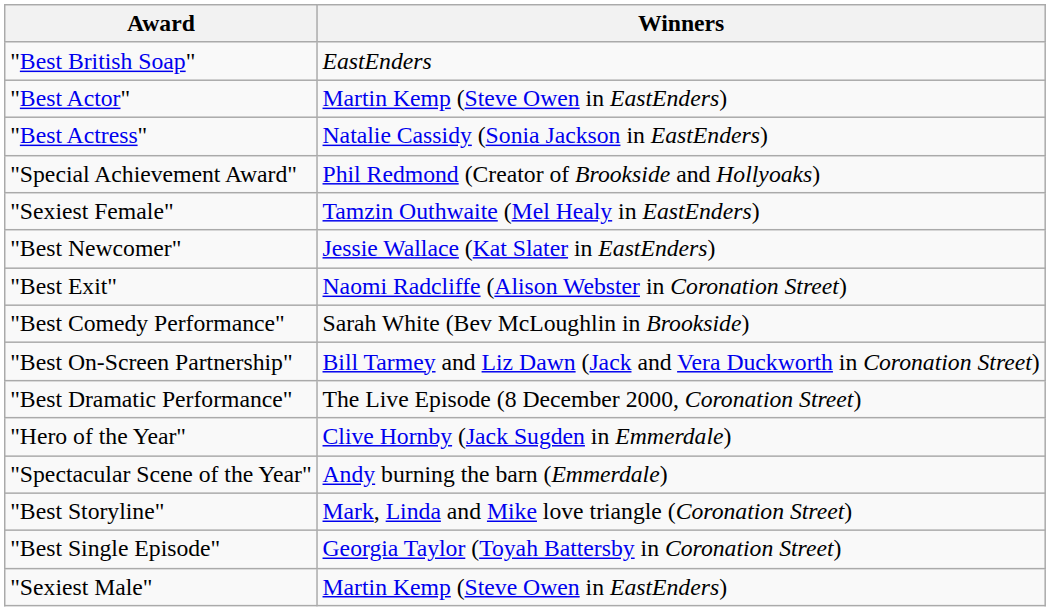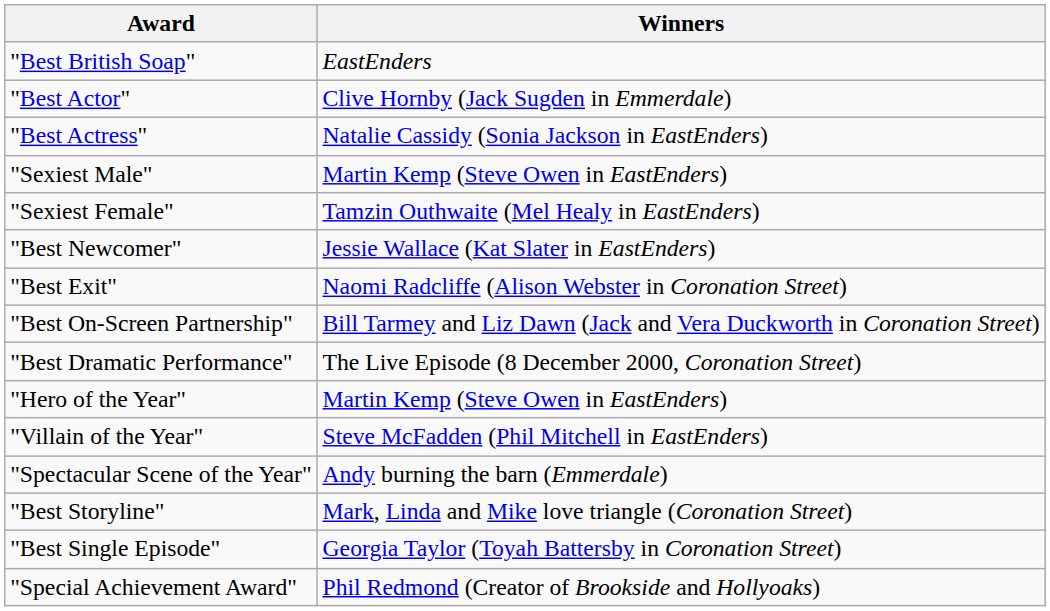(525, 98) Martin Kemp (Steve Owen in EastEnders) -> (527, 98) Clive Hornby (Jack Sugden in Emmerdale)
rows swapped: (81, 586) <-> (154, 173)
- row: (147, 323)
(527, 436) Clive Hornby (Jack Sugden in Emmerdale) -> (525, 398) Martin Kemp (Steve Owen in EastEnders)
+ row: (107, 436)
